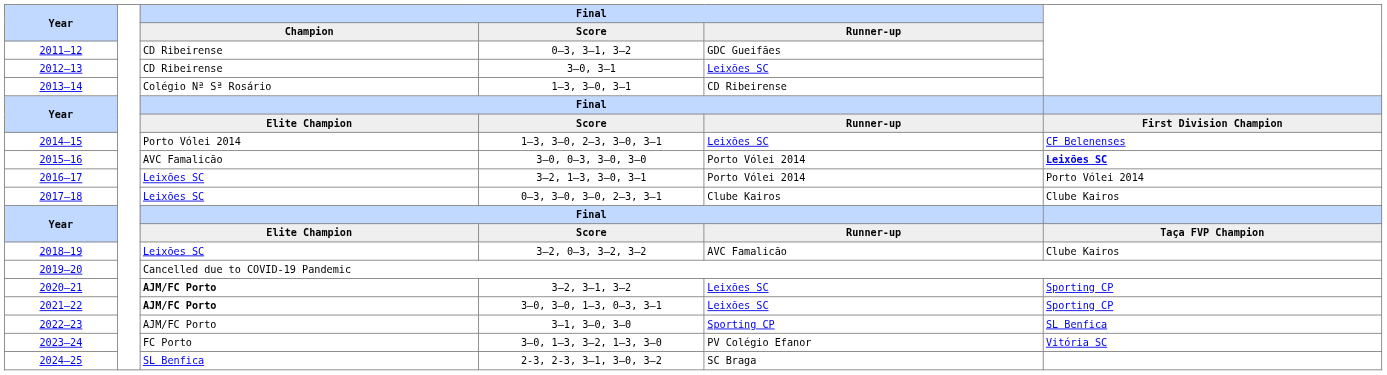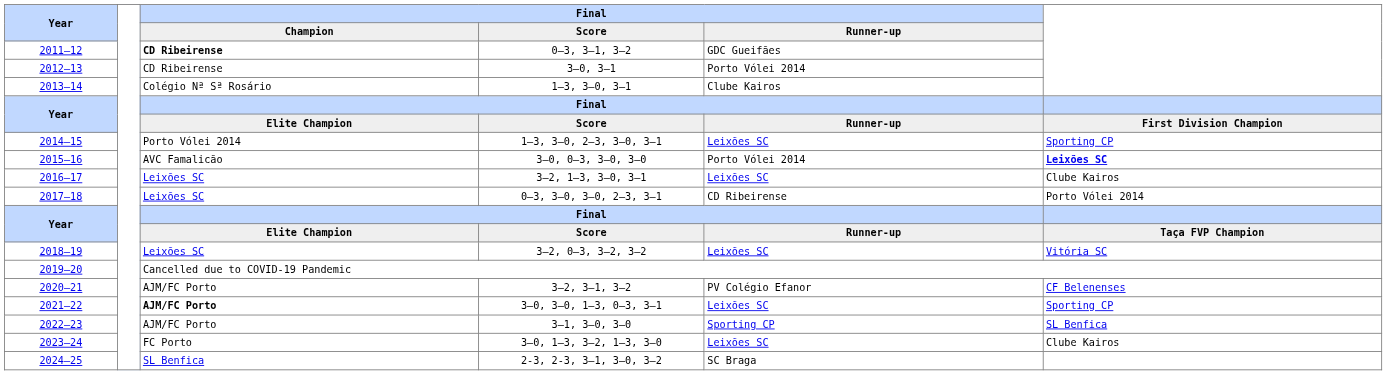(183, 50) normal -> (183, 50) bold
(738, 68) Leixões SC -> (756, 68) Porto Vólei 2014
(747, 87) CD Ribeirense -> (744, 87) Clube Kairos
(1086, 141) CF Belenenses -> (1080, 141) Sporting CP
(756, 178) Porto Vólei 2014 -> (738, 178) Leixões SC
(1095, 178) Porto Vólei 2014 -> (1083, 178) Clube Kairos
(744, 196) Clube Kairos -> (747, 196) CD Ribeirense
(1083, 196) Clube Kairos -> (1095, 196) Porto Vólei 2014
(747, 251) AVC Famalicão -> (738, 251) Leixões SC
(1083, 251) Clube Kairos -> (1077, 251) Vitória SC
(180, 288) bold -> (180, 288) normal
(738, 288) Leixões SC -> (759, 288) PV Colégio Efanor
(1080, 288) Sporting CP -> (1086, 288) CF Belenenses
(759, 342) PV Colégio Efanor -> (738, 342) Leixões SC
(1077, 342) Vitória SC -> (1083, 342) Clube Kairos
